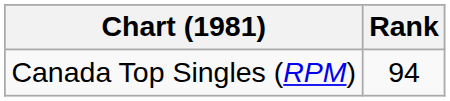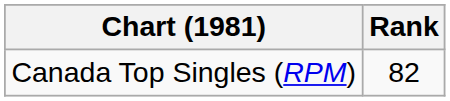(404, 72) 94 -> (404, 72) 82
